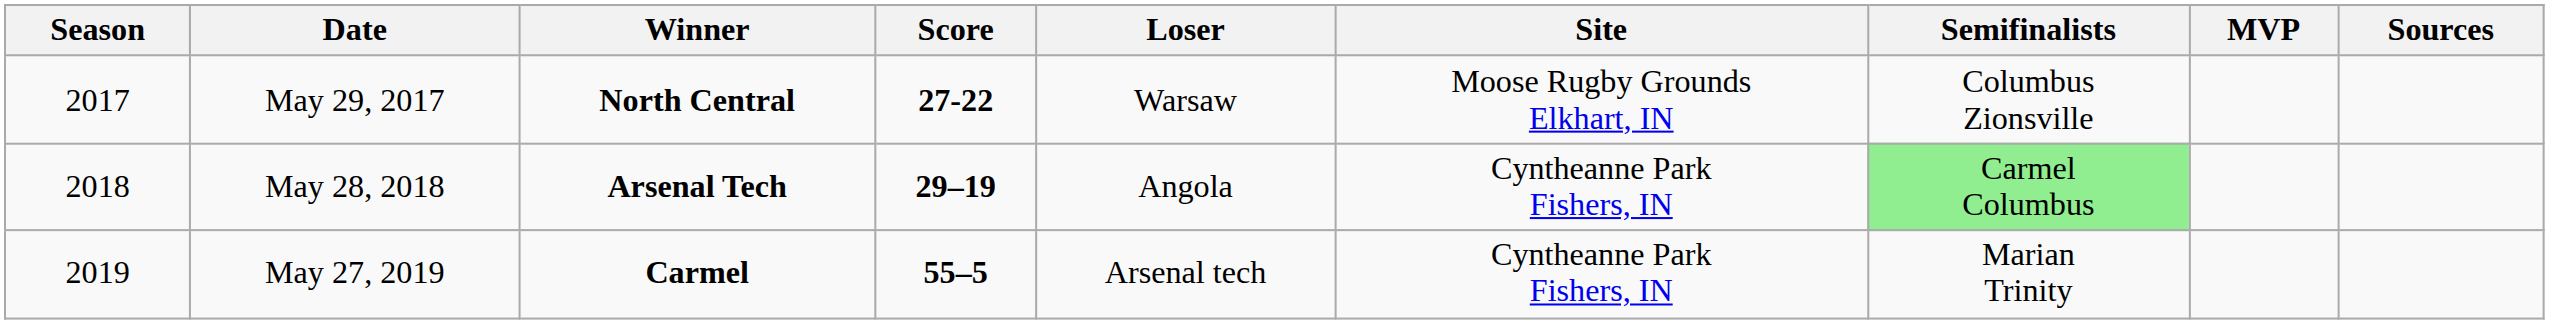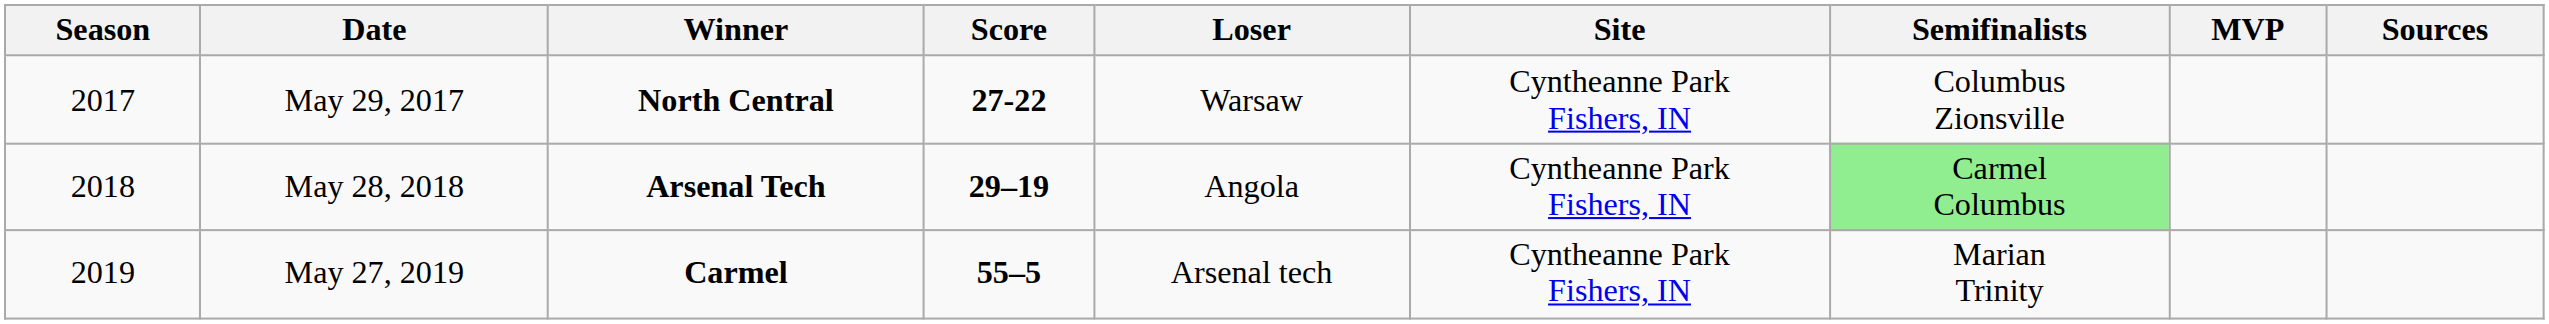(1601, 99) Moose Rugby Grounds Elkhart, IN -> (1620, 99) Cyntheanne Park Fishers, IN
